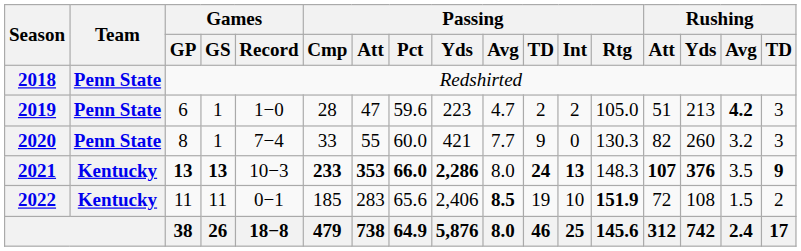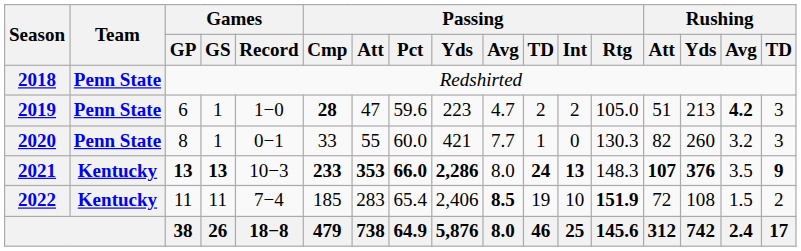(327, 110) normal -> (327, 110) bold
(269, 140) 7−4 -> (269, 140) 0−1
(541, 140) 9 -> (541, 140) 1
(269, 200) 0−1 -> (269, 200) 7−4
(410, 200) 65.6 -> (410, 200) 65.4
